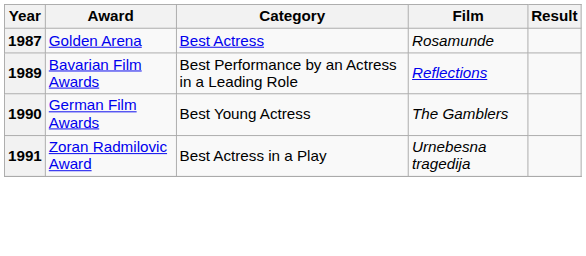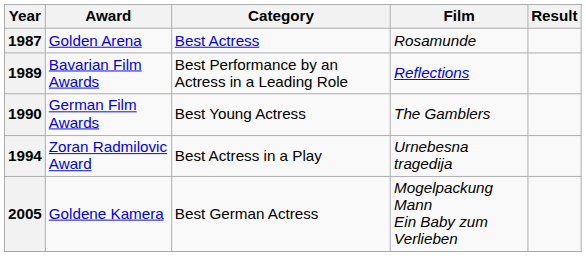(25, 155) 1991 -> (25, 155) 1994
+ row: (106, 214)
